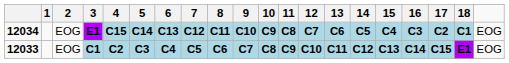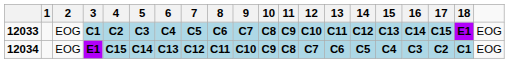rows swapped: (23, 49) <-> (23, 31)
